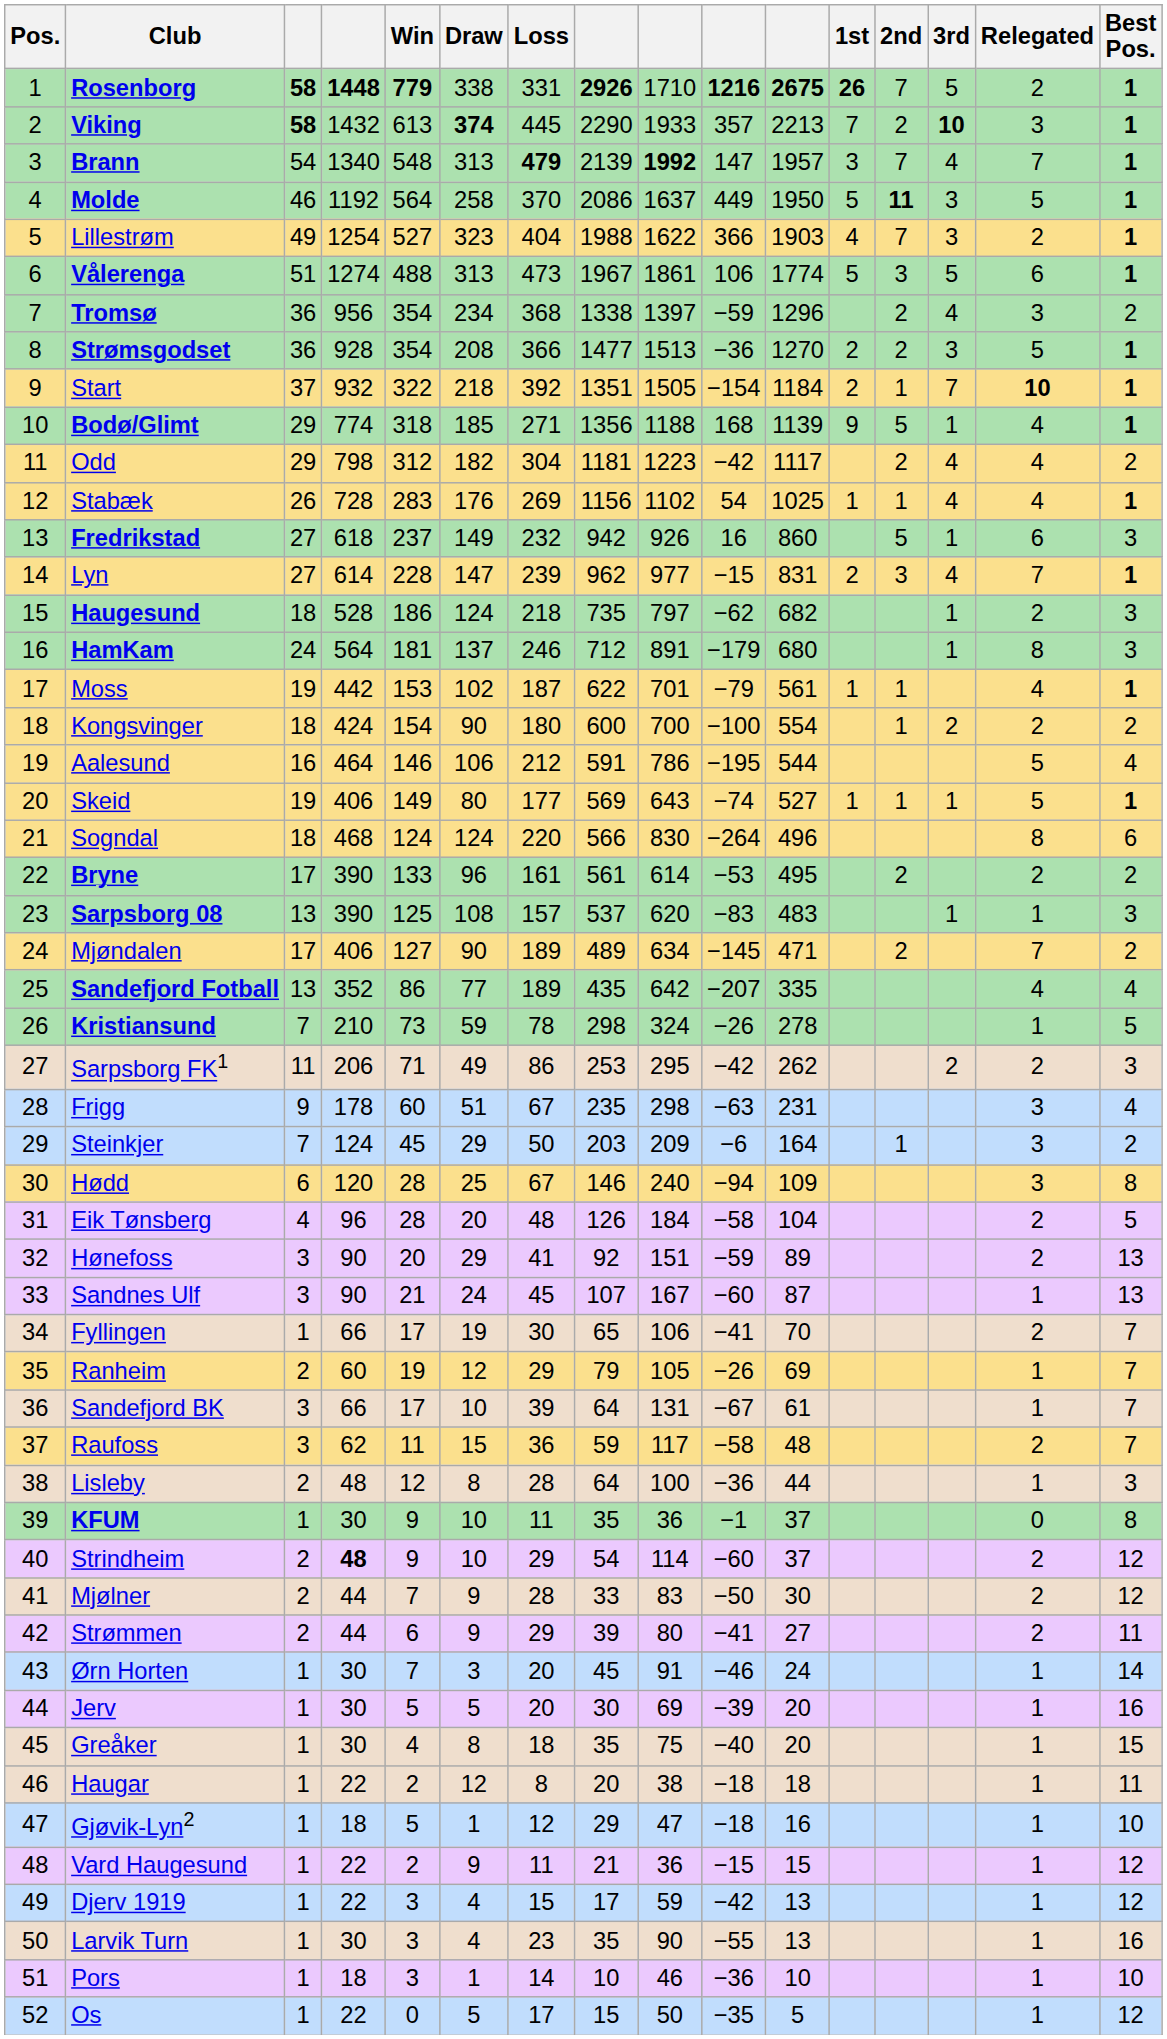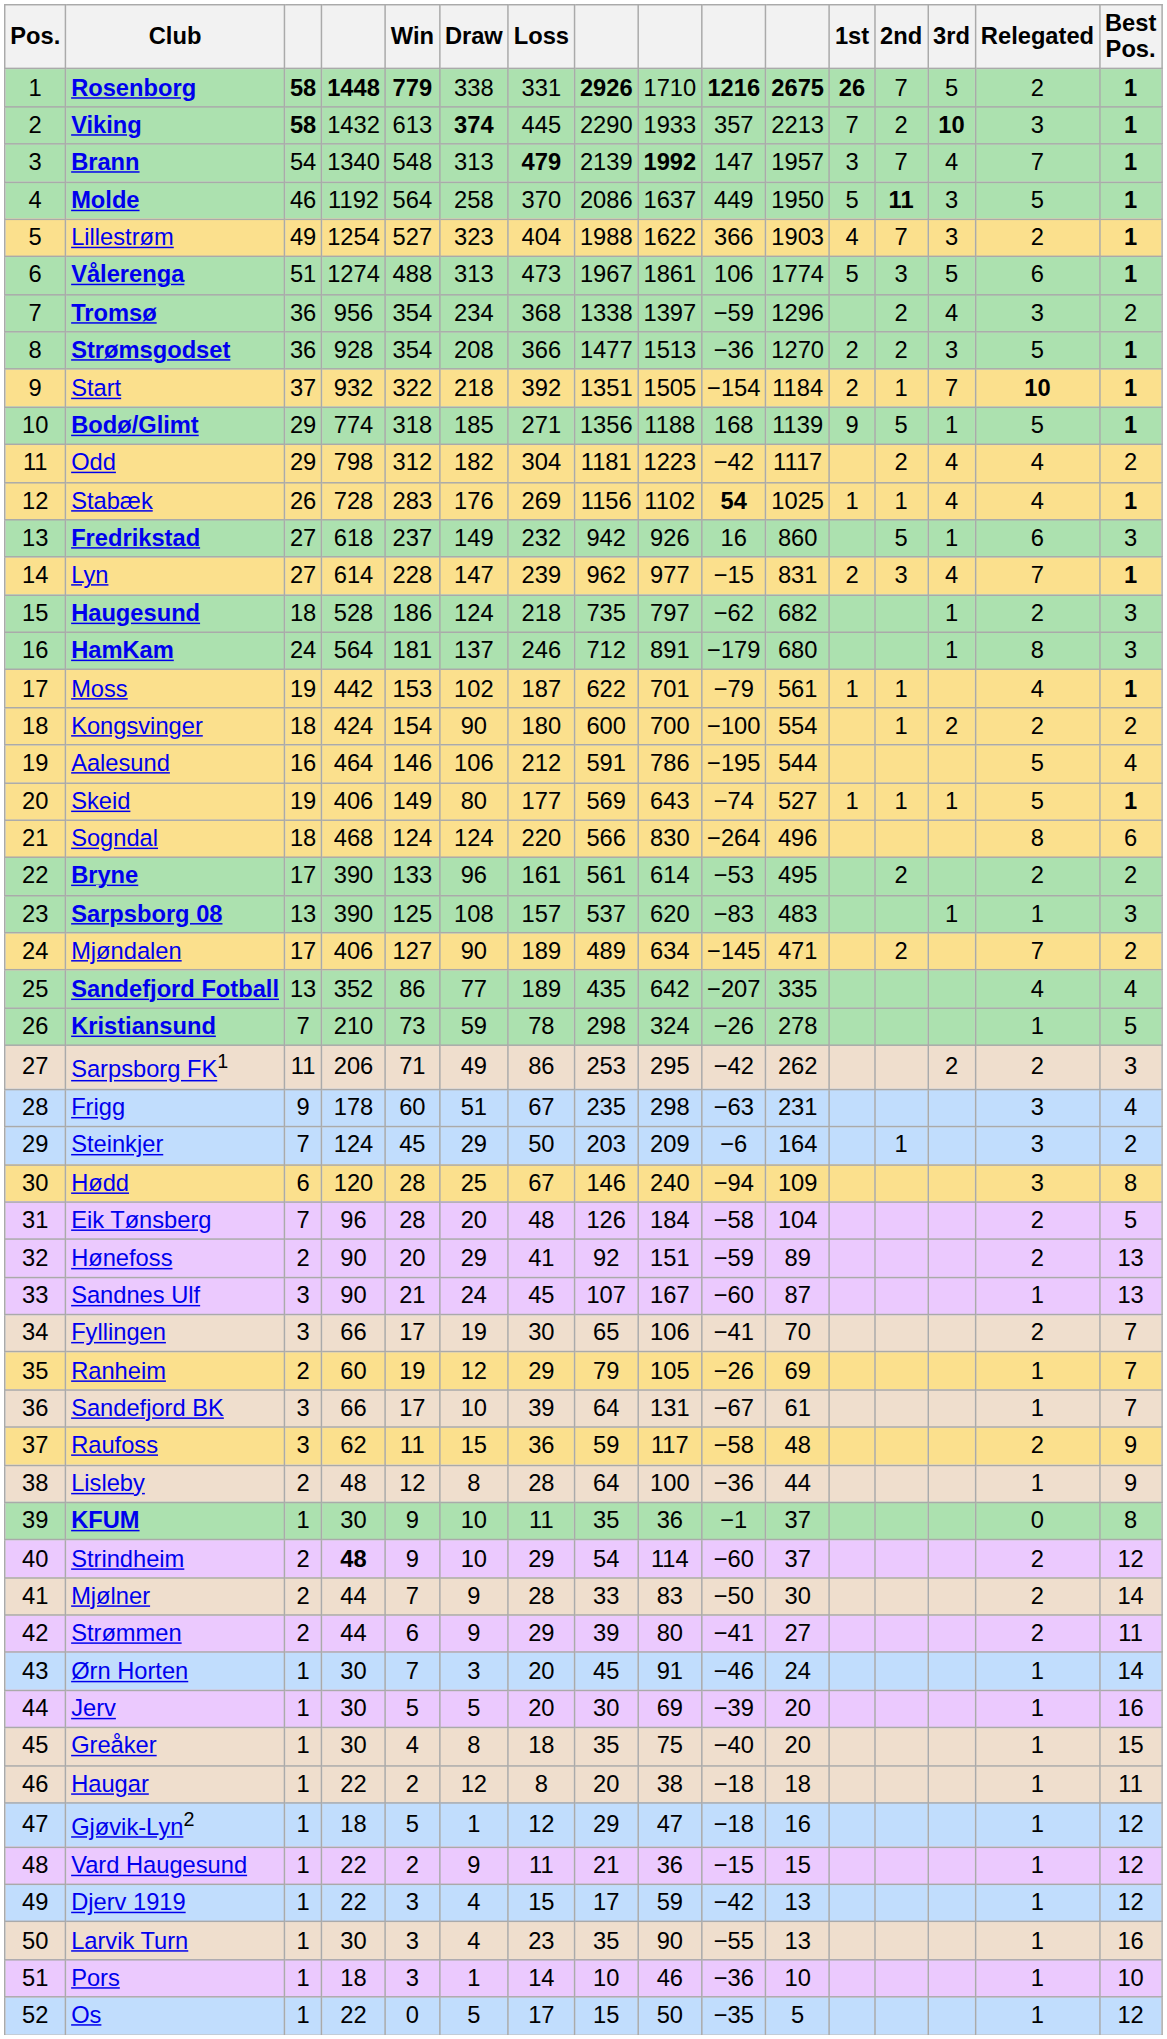(1037, 425) 4 -> (1037, 425) 5
(734, 500) normal -> (734, 500) bold
(303, 1220) 4 -> (303, 1220) 7
(303, 1258) 3 -> (303, 1258) 2
(303, 1333) 1 -> (303, 1333) 3
(1131, 1445) 7 -> (1131, 1445) 9
(1131, 1483) 3 -> (1131, 1483) 9
(1131, 1596) 12 -> (1131, 1596) 14
(1131, 1824) 10 -> (1131, 1824) 12
